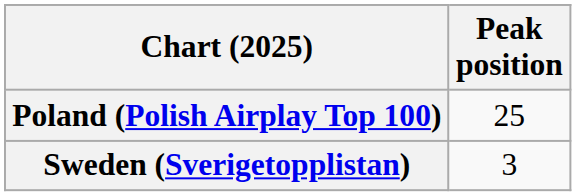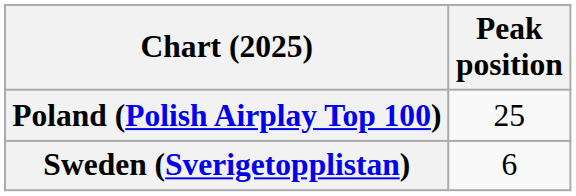(509, 164) 3 -> (509, 164) 6
